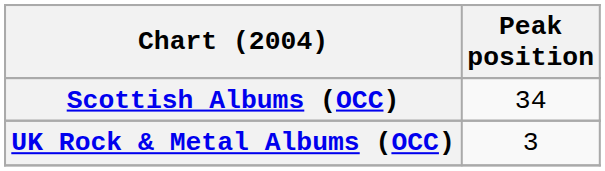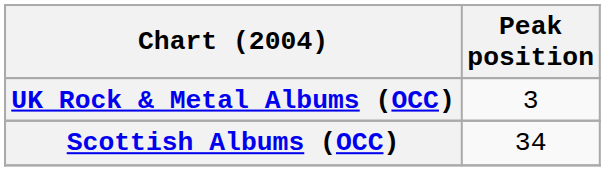rows swapped: (233, 100) <-> (233, 143)
